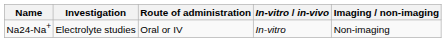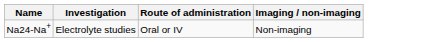- column: (292, 12)
